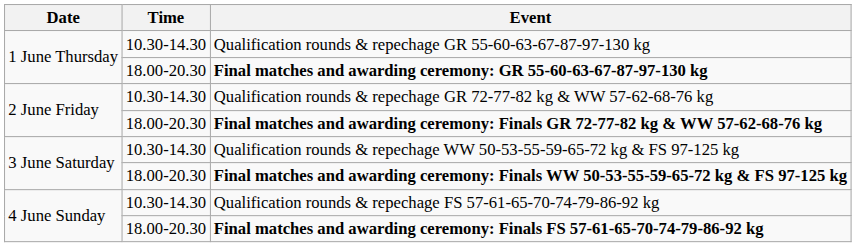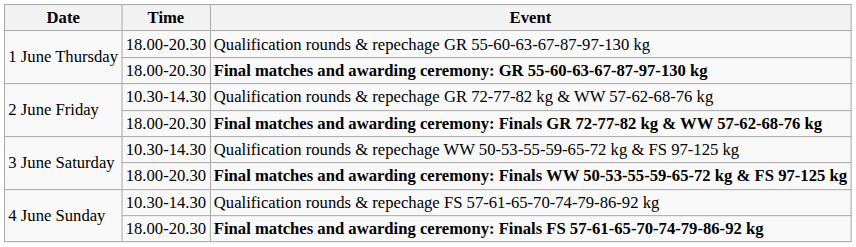(166, 44) 10.30-14.30 -> (166, 44) 18.00-20.30
